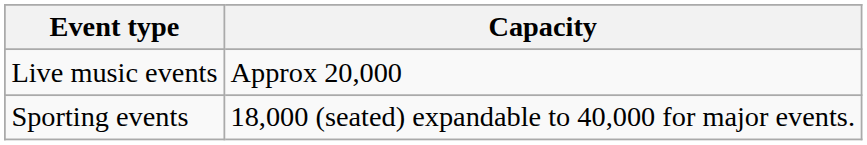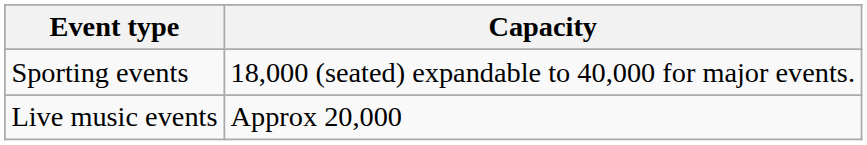rows swapped: (100, 116) <-> (114, 71)
